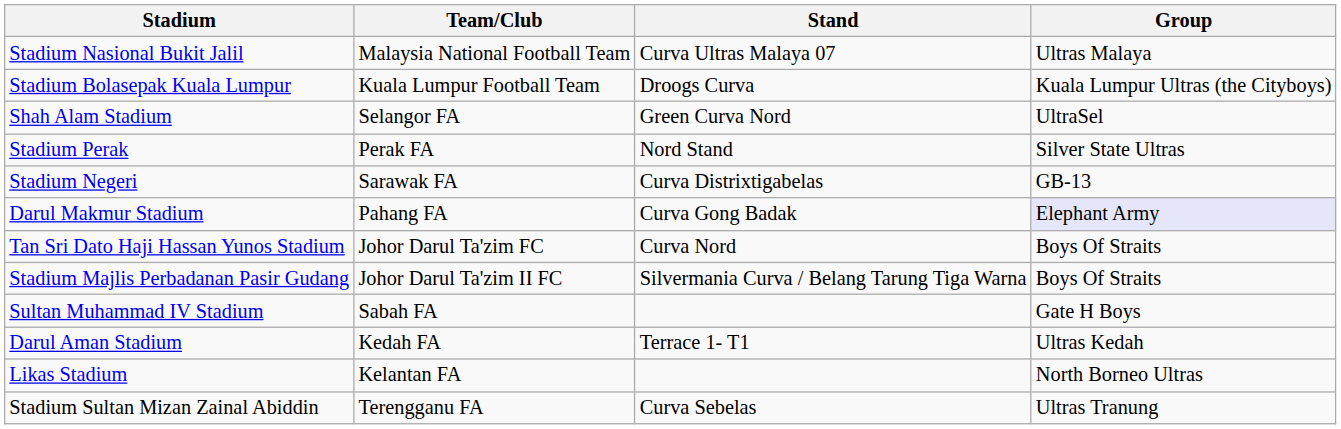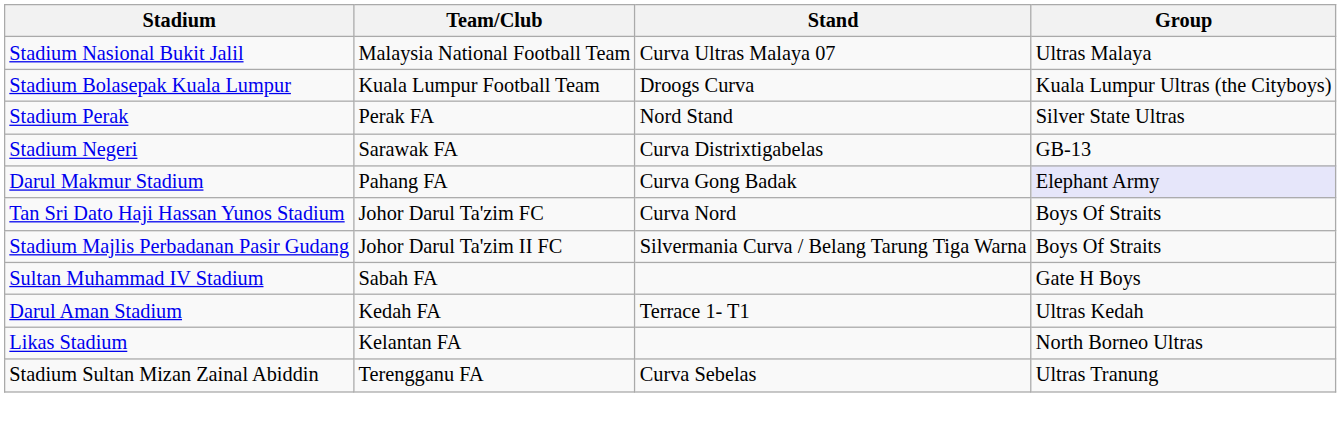- row: (91, 117)
